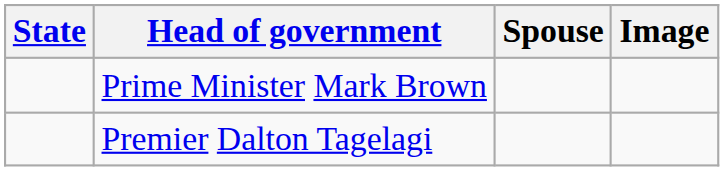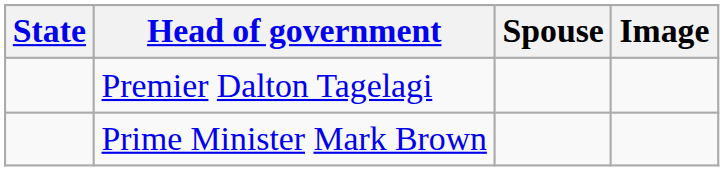rows swapped: (294, 84) <-> (267, 138)
